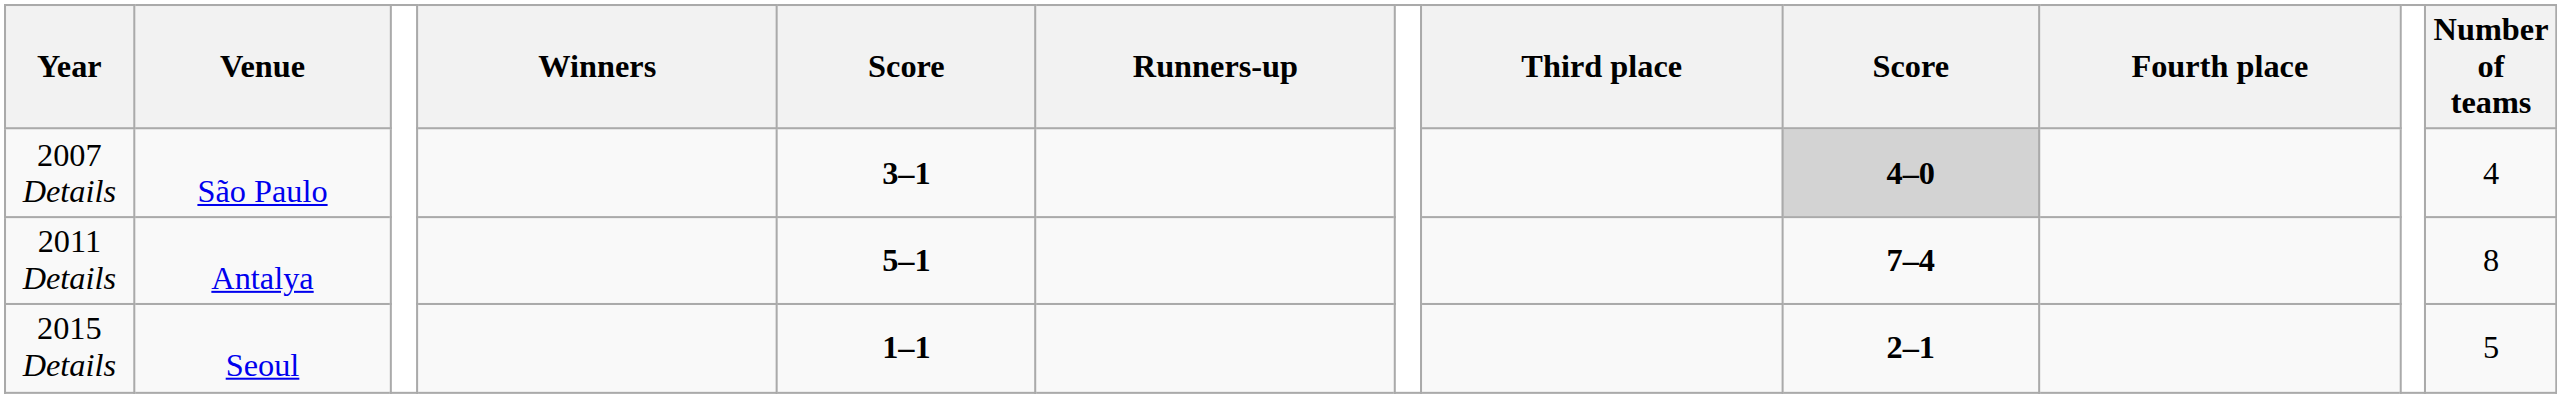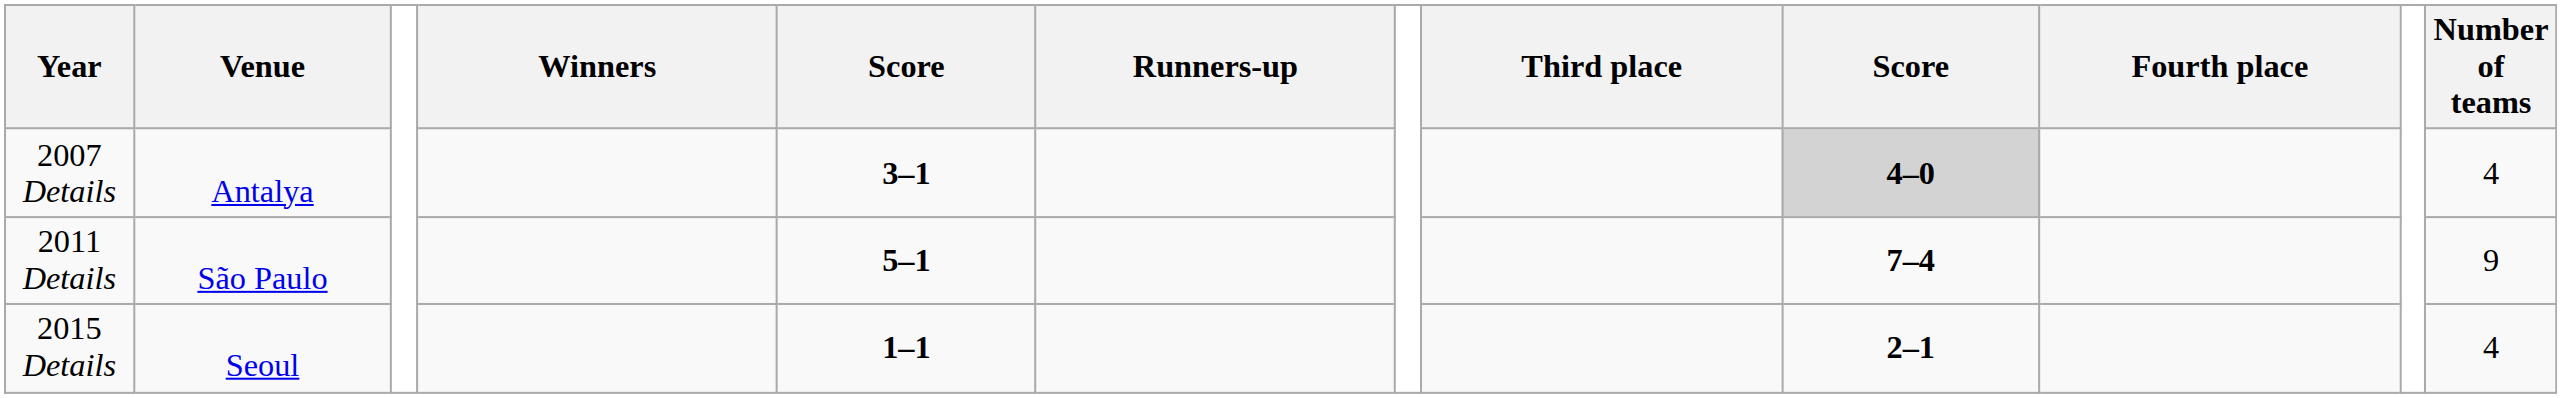(263, 190) São Paulo -> (263, 190) Antalya
(263, 278) Antalya -> (263, 278) São Paulo
(2491, 259) 8 -> (2491, 259) 9
(2491, 347) 5 -> (2491, 347) 4
